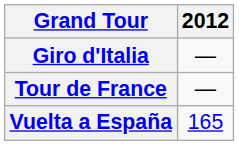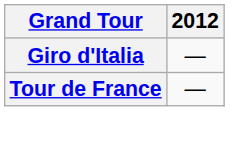- row: (91, 122)
